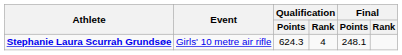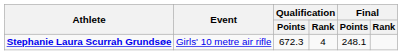(291, 43) 624.3 -> (291, 43) 672.3
